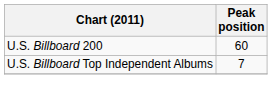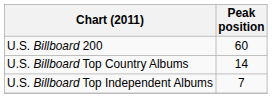+ row: (98, 64)
